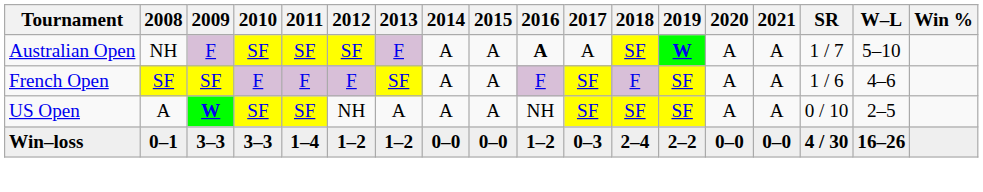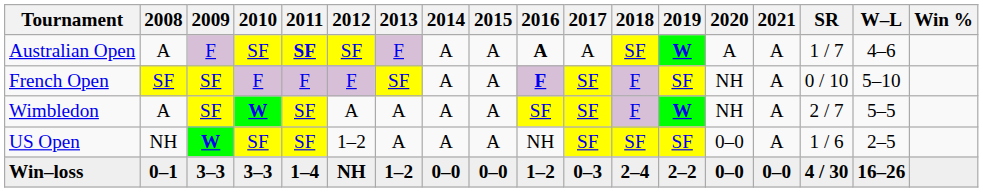(163, 50) NH -> (163, 50) A
(305, 50) normal -> (305, 50) bold
(881, 50) 5–10 -> (881, 50) 4–6
(540, 80) normal -> (540, 80) bold
(729, 80) A -> (729, 80) NH
(827, 80) 1 / 6 -> (827, 80) 0 / 10
(881, 80) 4–6 -> (881, 80) 5–10
+ row: (54, 111)
(163, 111) A -> (163, 141) NH
(351, 111) NH -> (351, 141) 1–2
(729, 111) A -> (729, 141) 0–0
(827, 111) 0 / 10 -> (827, 141) 1 / 6
(351, 141) 1–2 -> (351, 171) NH
